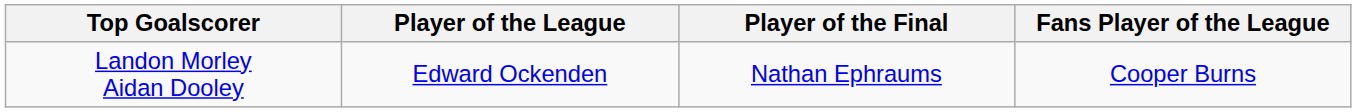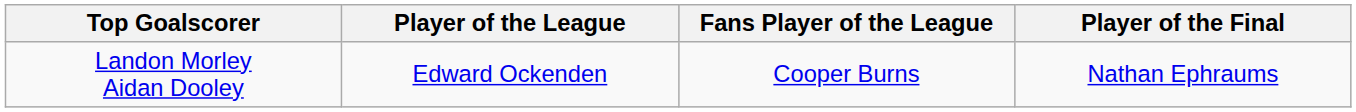columns swapped: (846, 23) <-> (1183, 23)
